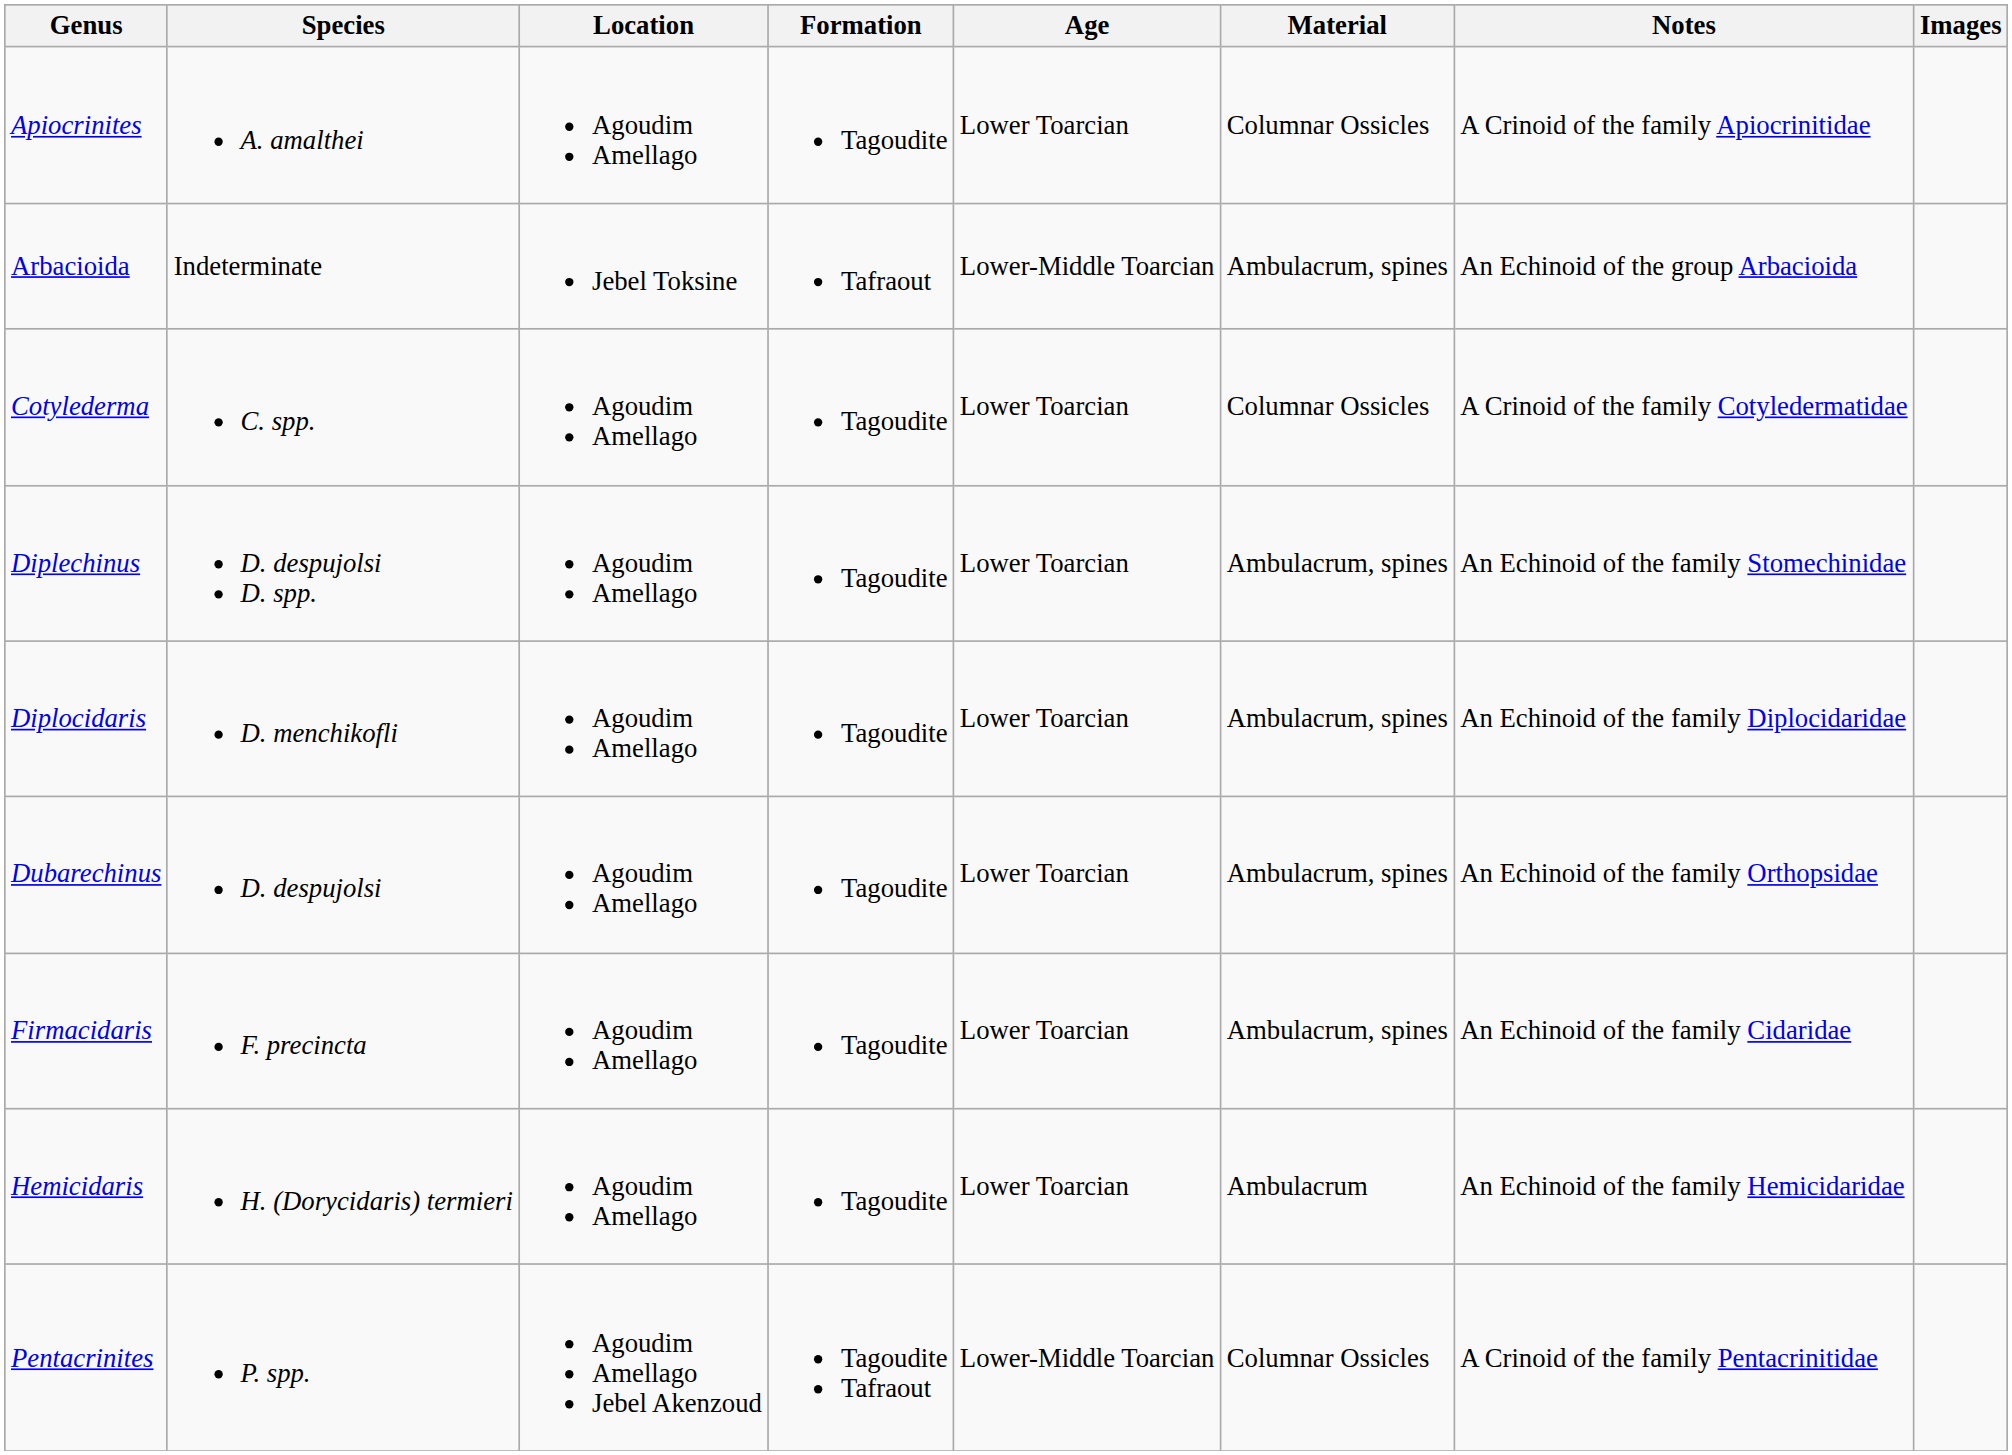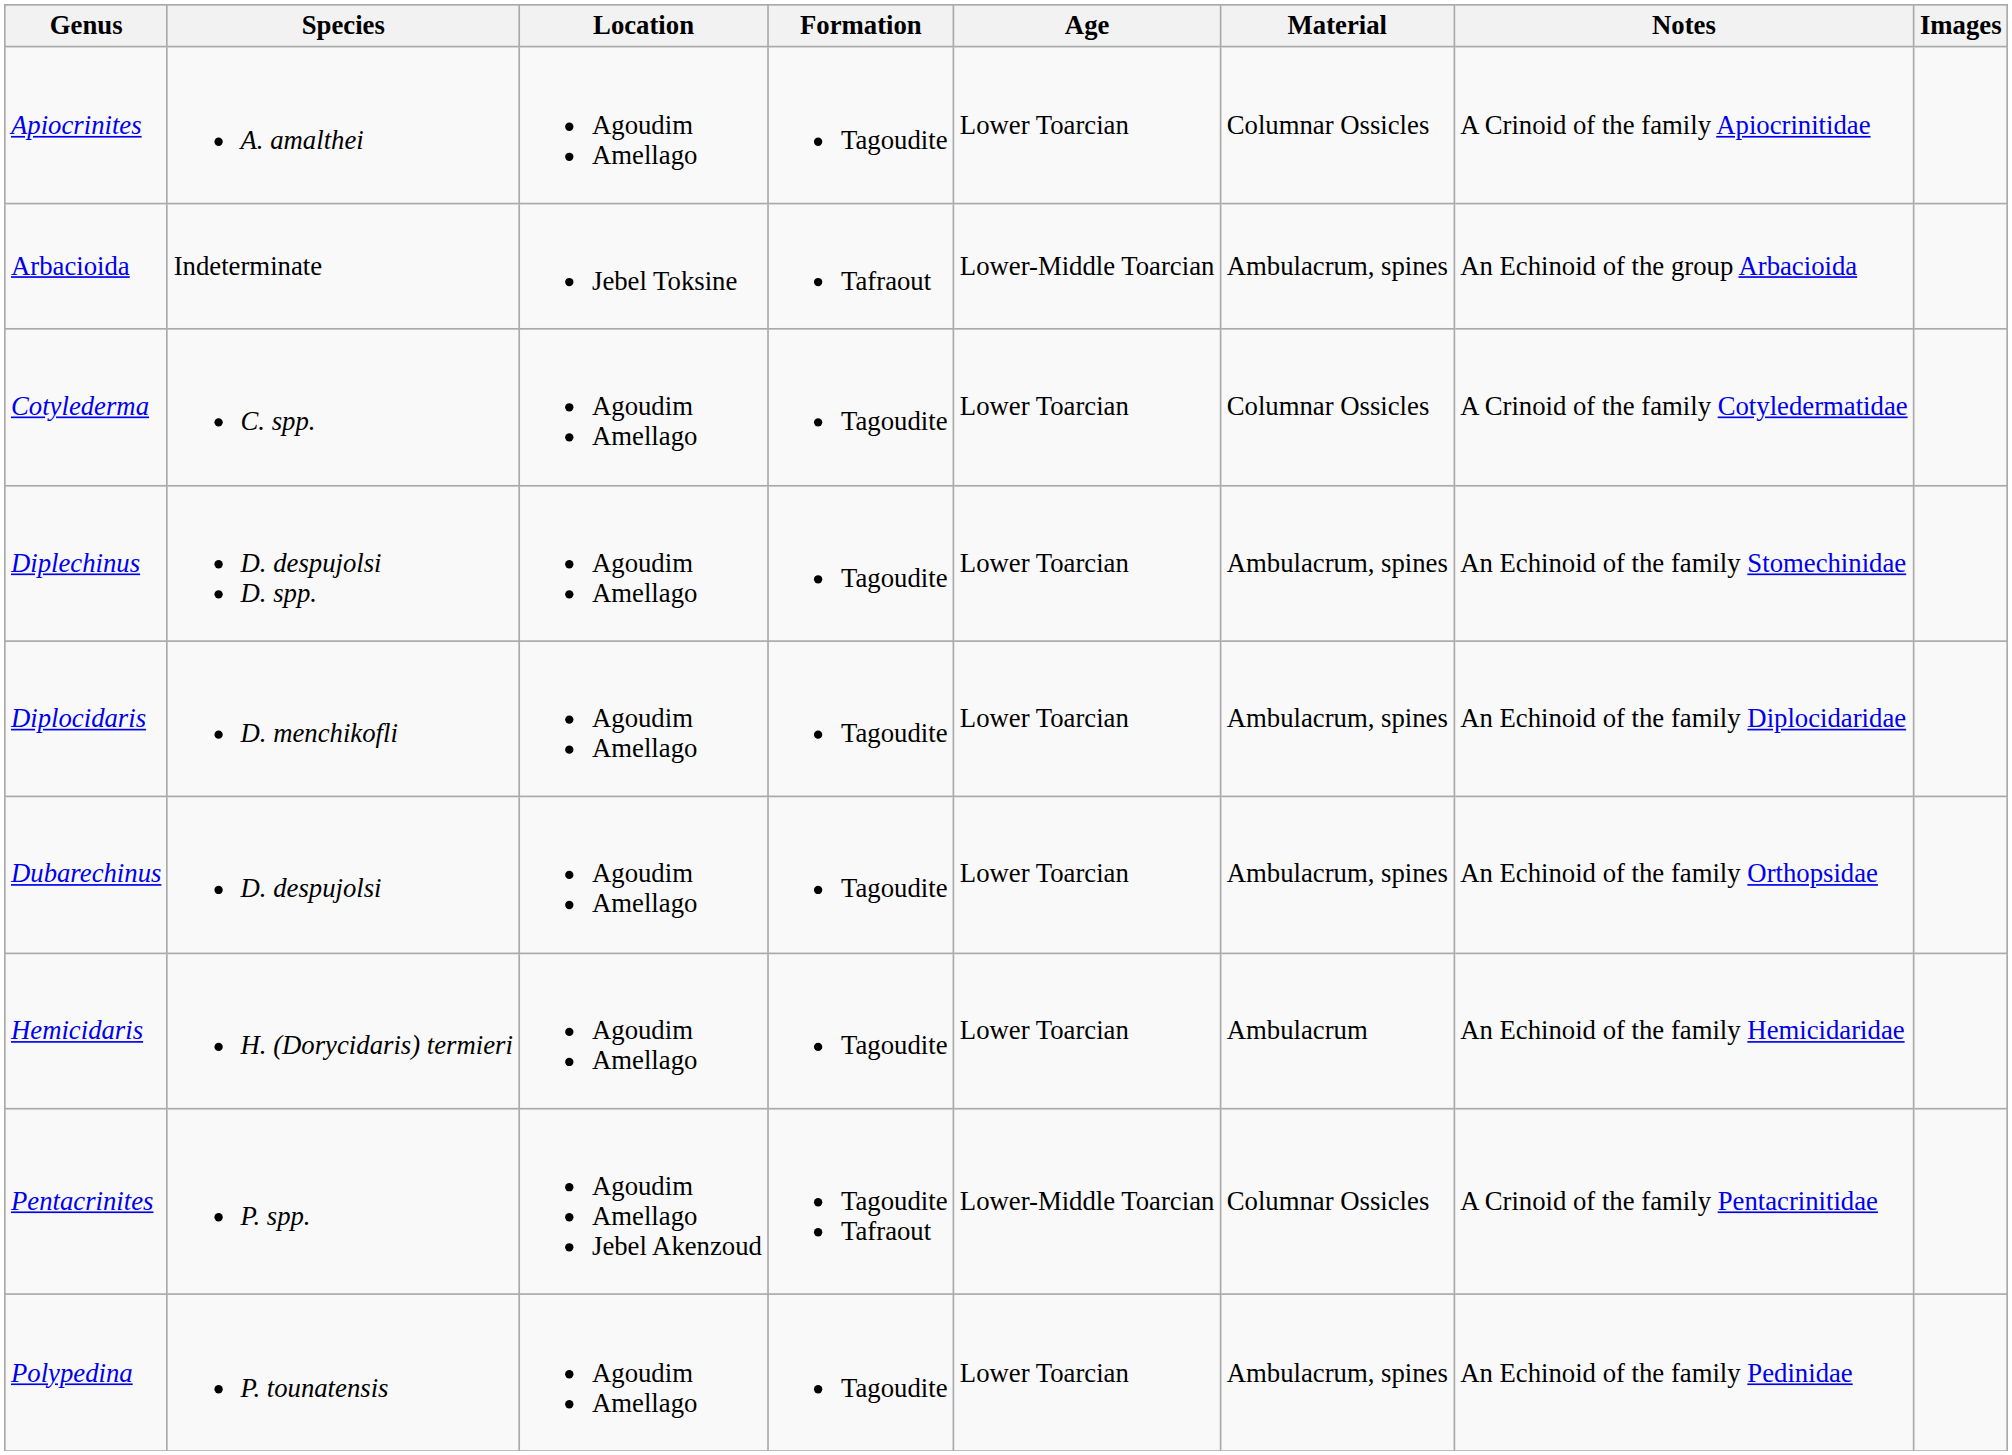- row: (82, 1030)
+ row: (72, 1372)
